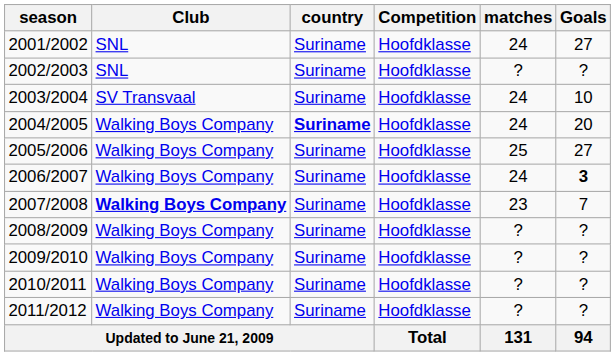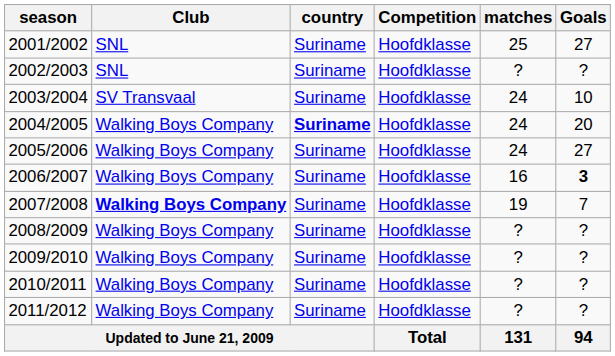(518, 44) 24 -> (518, 44) 25
(518, 151) 25 -> (518, 151) 24
(518, 177) 24 -> (518, 177) 16
(518, 204) 23 -> (518, 204) 19
